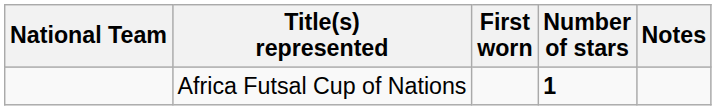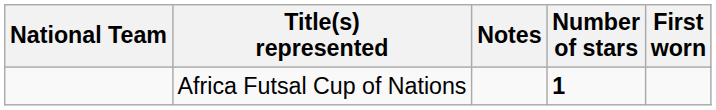columns swapped: (505, 35) <-> (674, 35)
